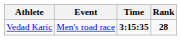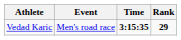(164, 27) 28 -> (164, 27) 29
